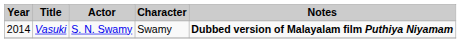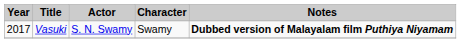(19, 29) 2014 -> (19, 29) 2017
